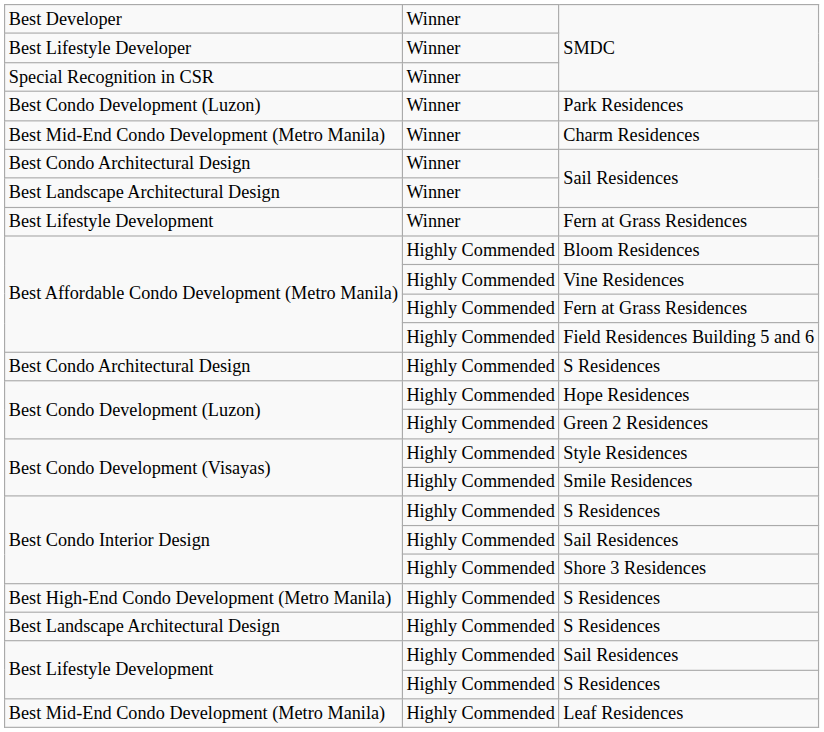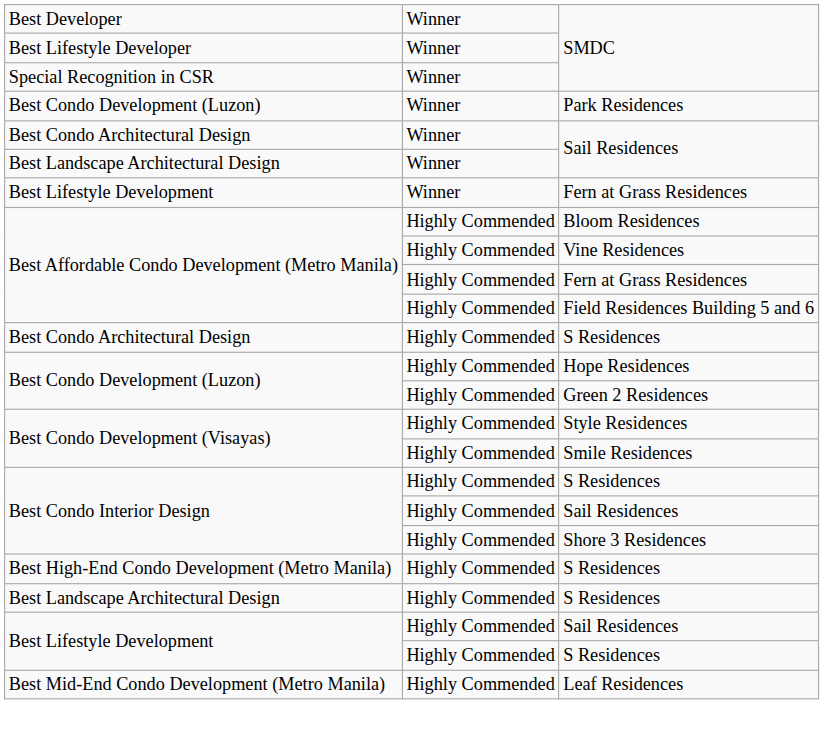- row: (197, 134)
